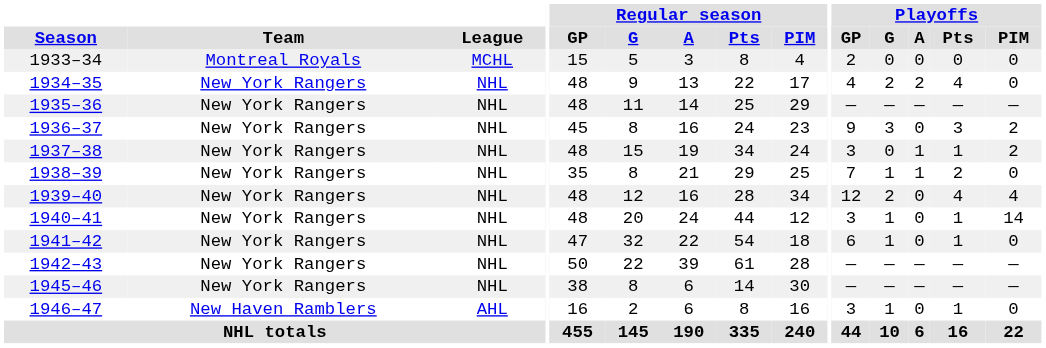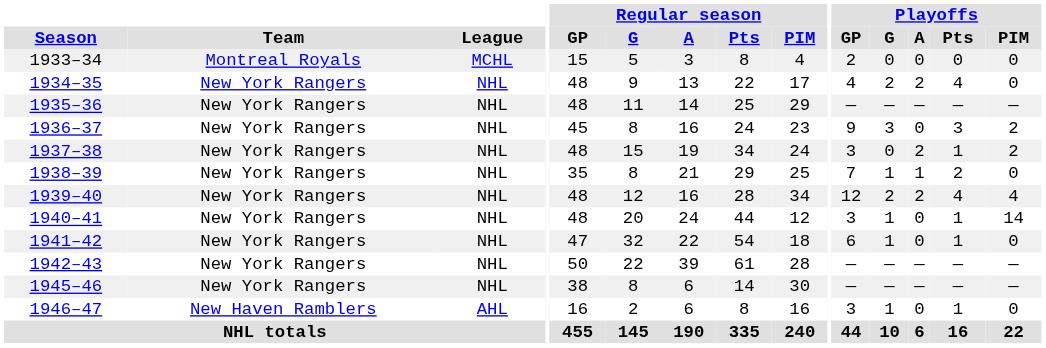(919, 151) 1 -> (919, 151) 2
(919, 196) 0 -> (919, 196) 2
